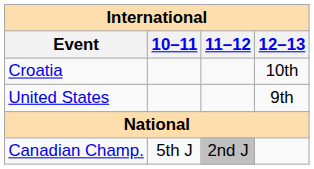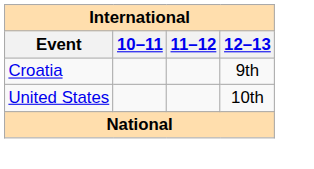(282, 71) 10th -> (247, 71) 9th
(282, 97) 9th -> (247, 97) 10th
- row: (76, 151)
